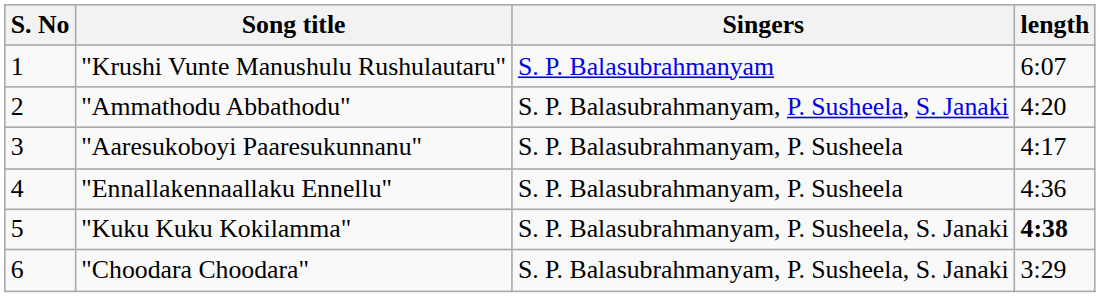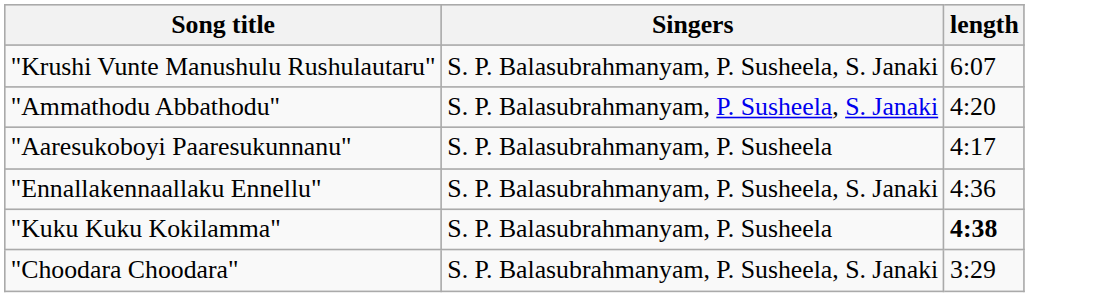- column: (40, 24)
(646, 65) S. P. Balasubrahmanyam -> (693, 65) S. P. Balasubrahmanyam, P. Susheela, S. Janaki
(710, 188) S. P. Balasubrahmanyam, P. Susheela -> (693, 188) S. P. Balasubrahmanyam, P. Susheela, S. Janaki
(763, 229) S. P. Balasubrahmanyam, P. Susheela, S. Janaki -> (640, 229) S. P. Balasubrahmanyam, P. Susheela
